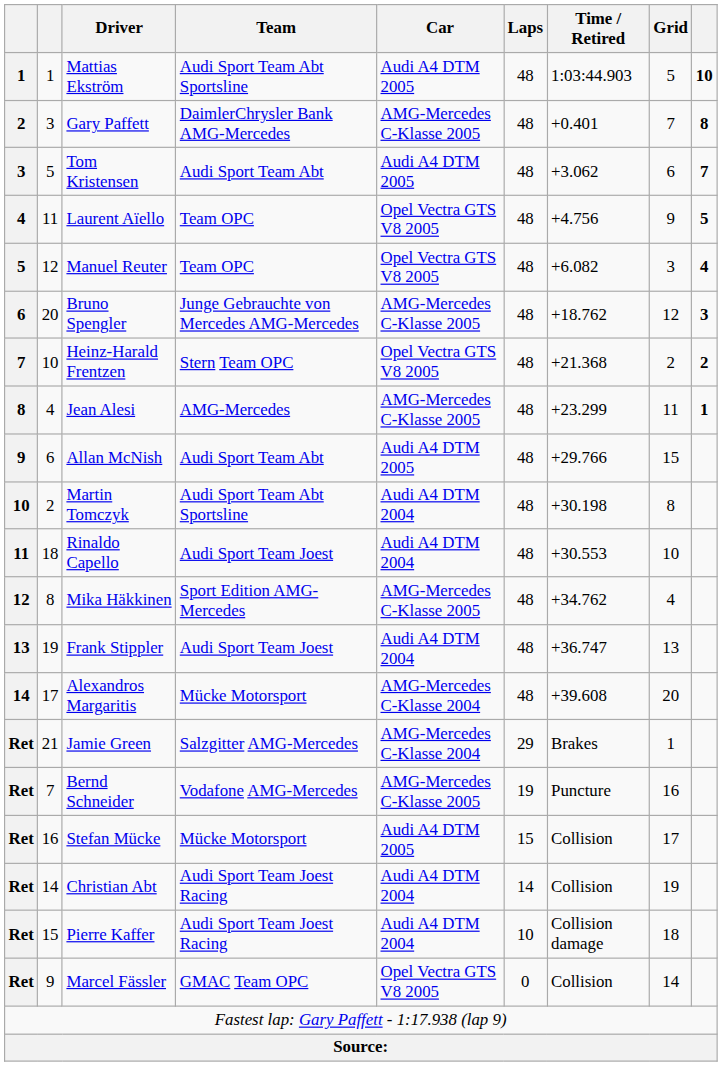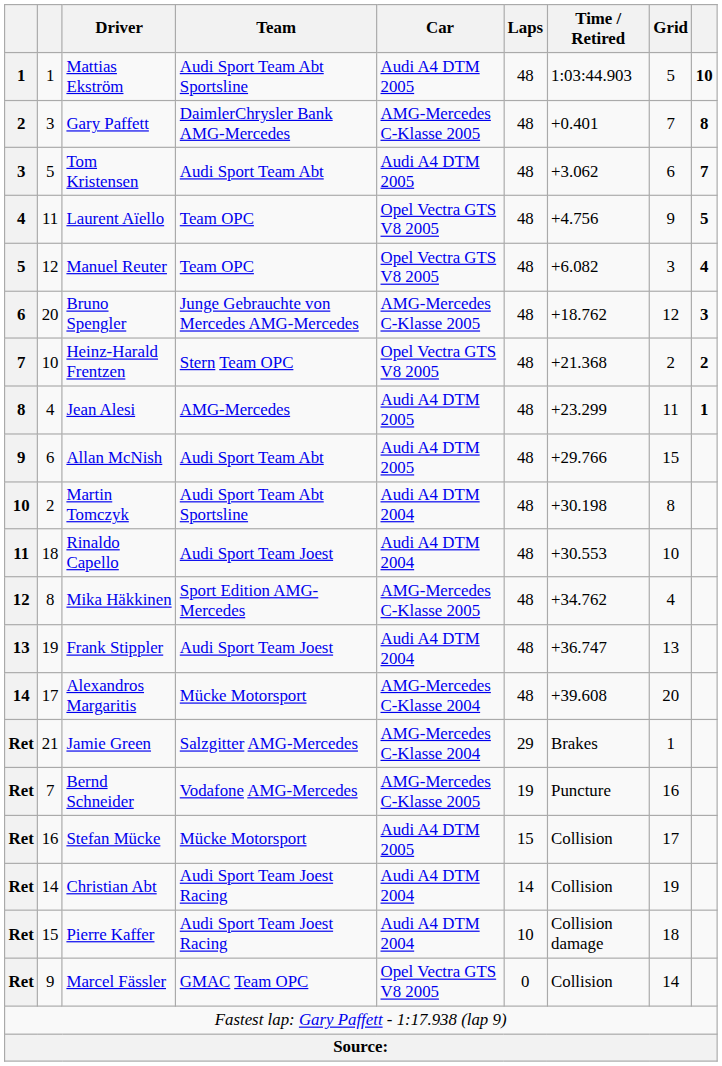(436, 410) AMG-Mercedes C-Klasse 2005 -> (430, 410) Audi A4 DTM 2005
